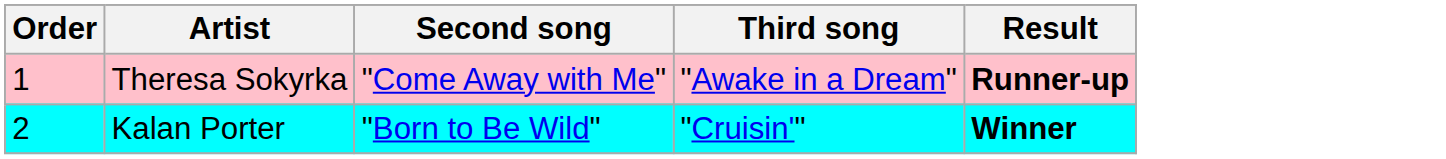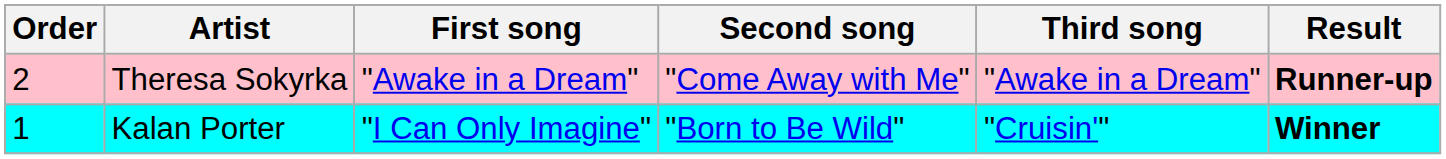+ column: (506, 29)
(21, 78) 1 -> (21, 78) 2
(21, 128) 2 -> (21, 128) 1
